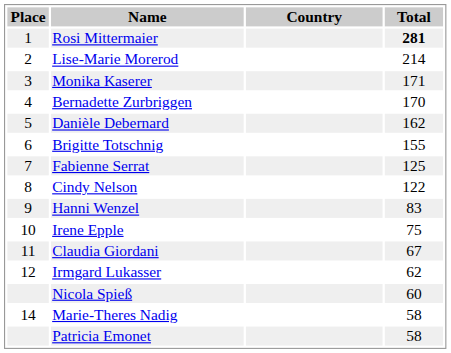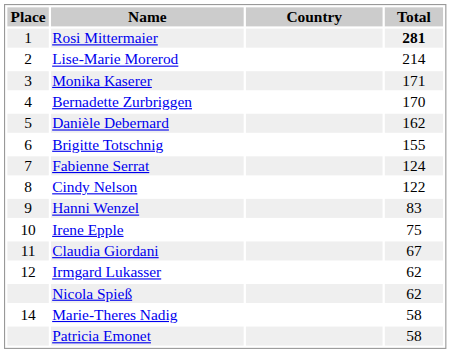(414, 166) 125 -> (414, 166) 124
(414, 294) 60 -> (414, 294) 62
